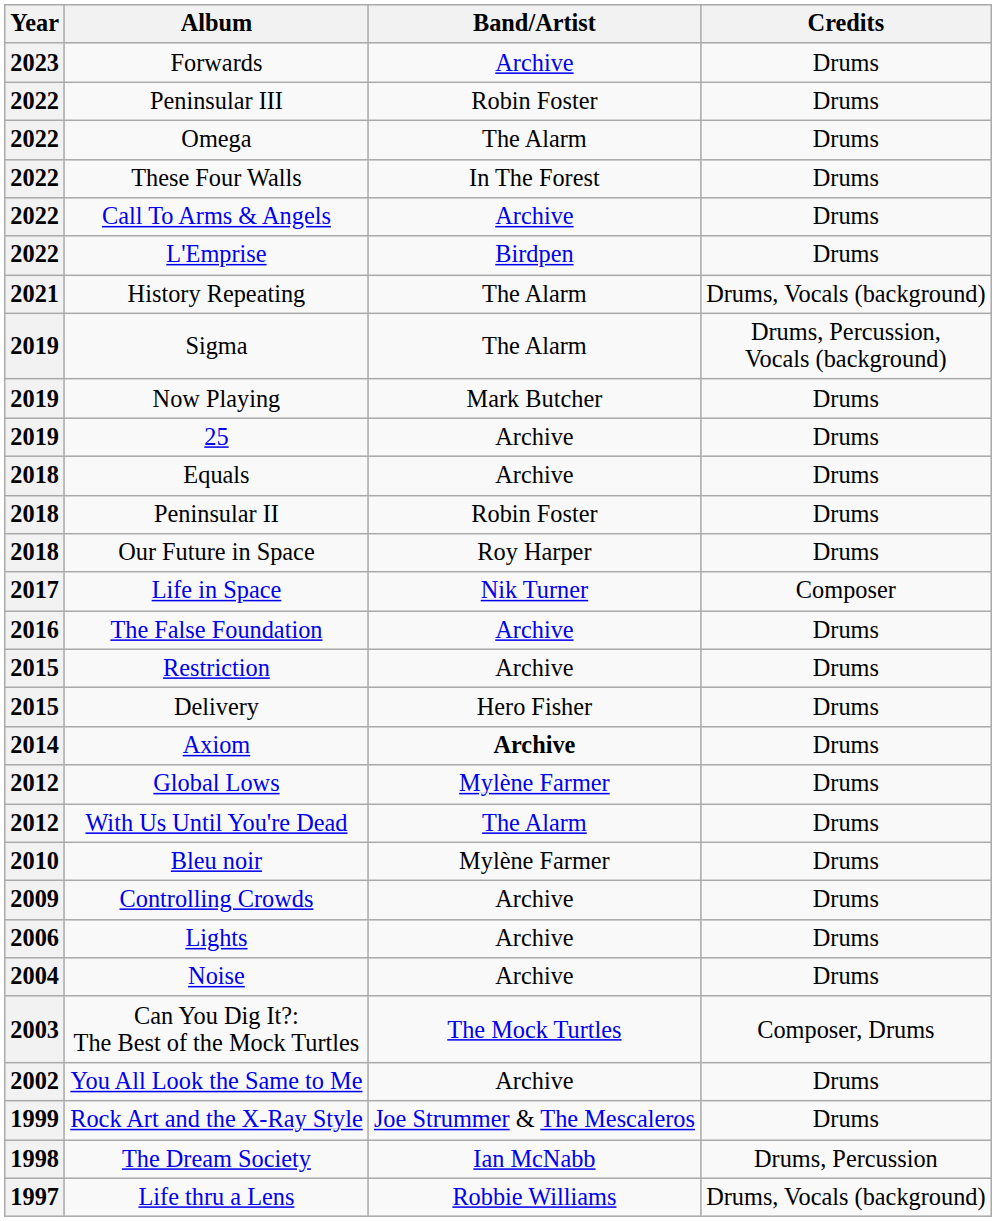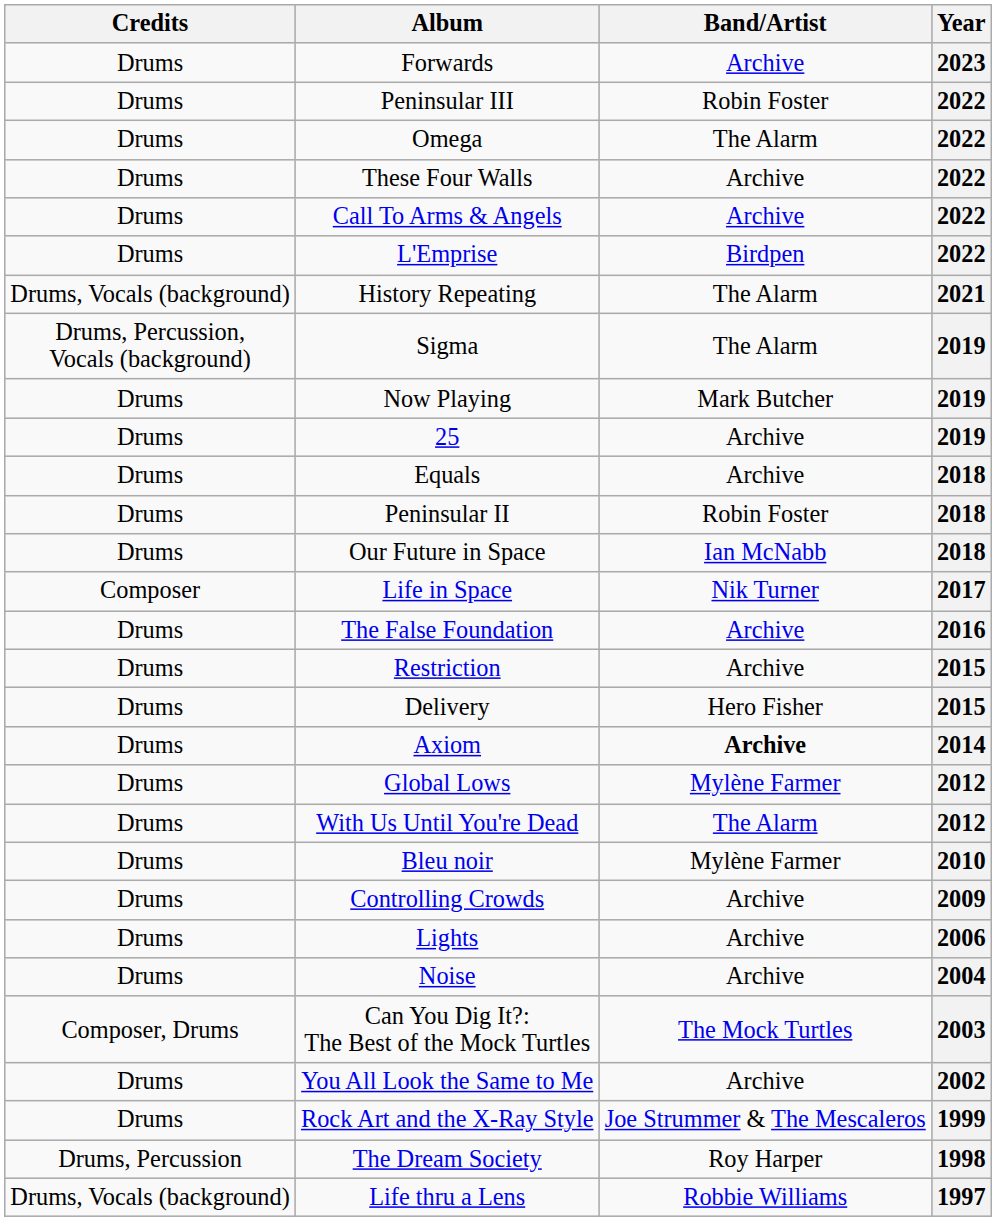columns swapped: (35, 23) <-> (846, 23)
(534, 178) In The Forest -> (765, 178) Archive
(534, 552) Roy Harper -> (765, 552) Ian McNabb
(534, 1158) Ian McNabb -> (765, 1158) Roy Harper
